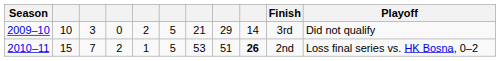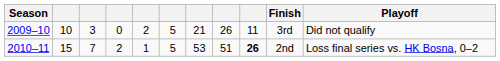(226, 31) 29 -> (226, 31) 26
(253, 31) 14 -> (253, 31) 11
